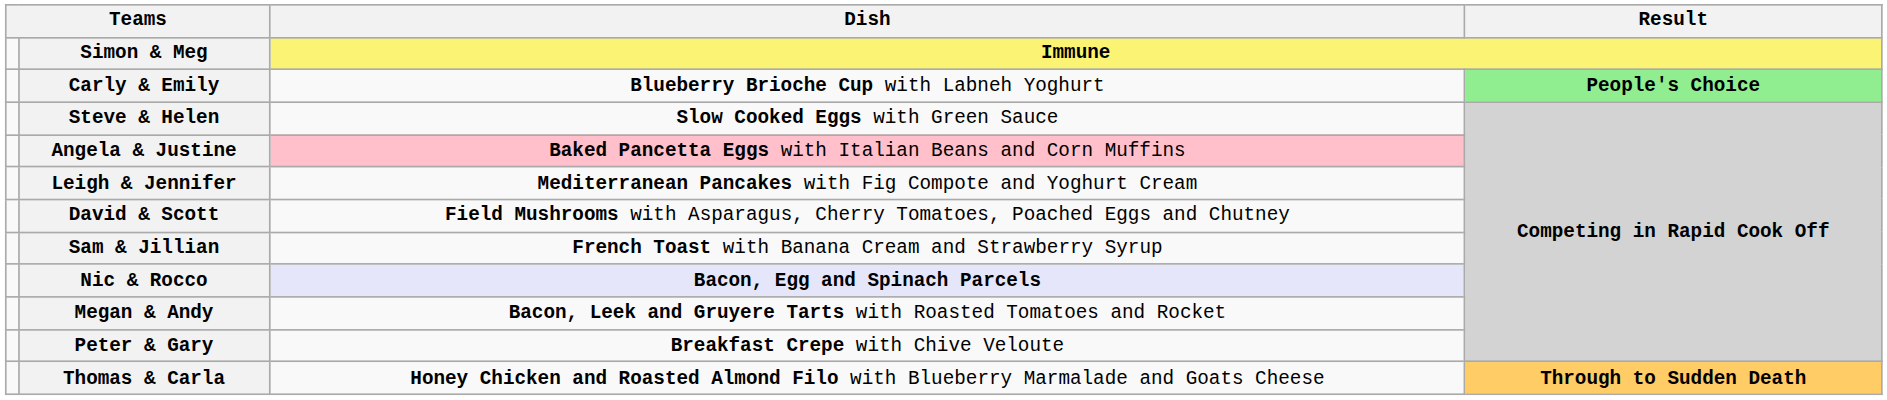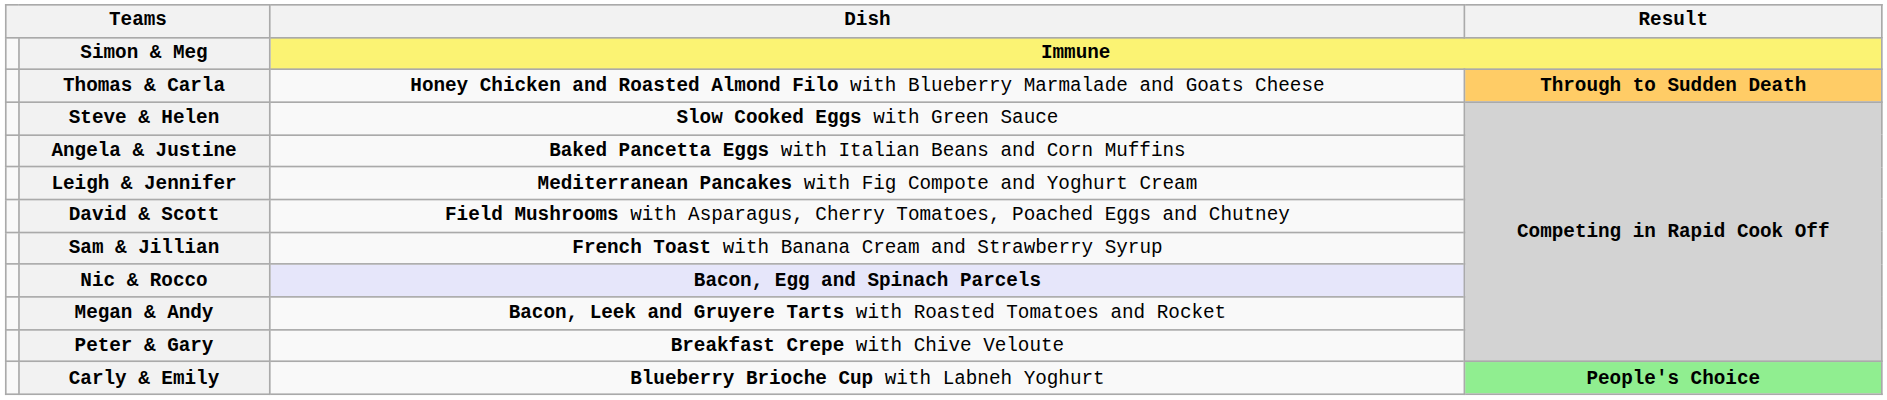rows swapped: (144, 86) <-> (144, 378)
(867, 151) pink background -> (867, 151) no background
